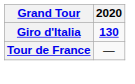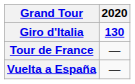+ row: (52, 69)
